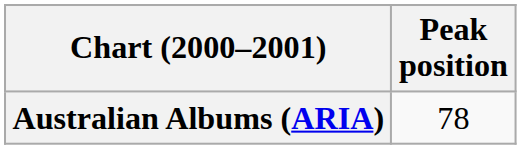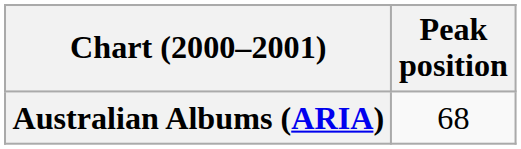(453, 117) 78 -> (453, 117) 68
